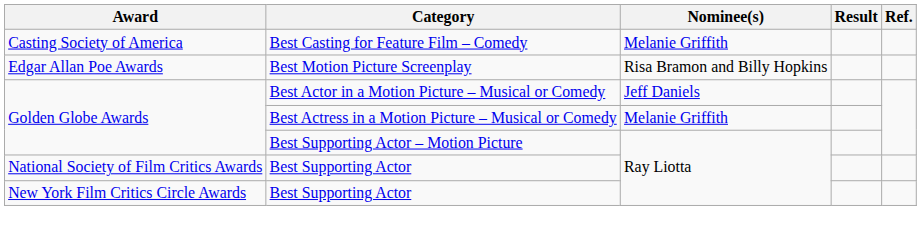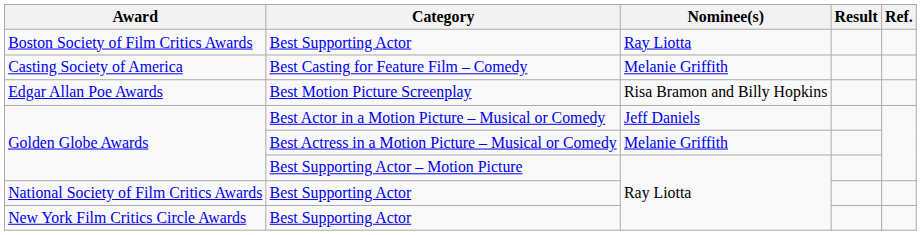+ row: (130, 42)
